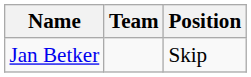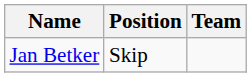columns swapped: (205, 21) <-> (134, 21)
